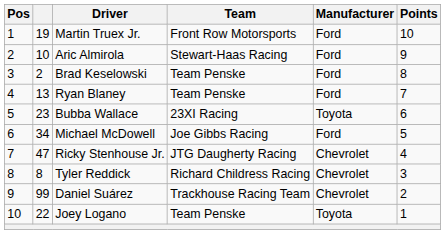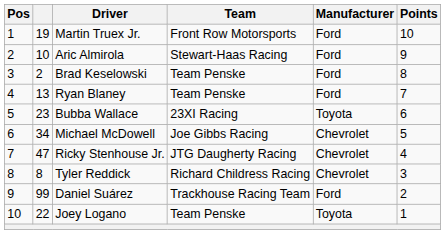(328, 133) Ford -> (342, 133) Chevrolet
(342, 193) Chevrolet -> (328, 193) Ford
